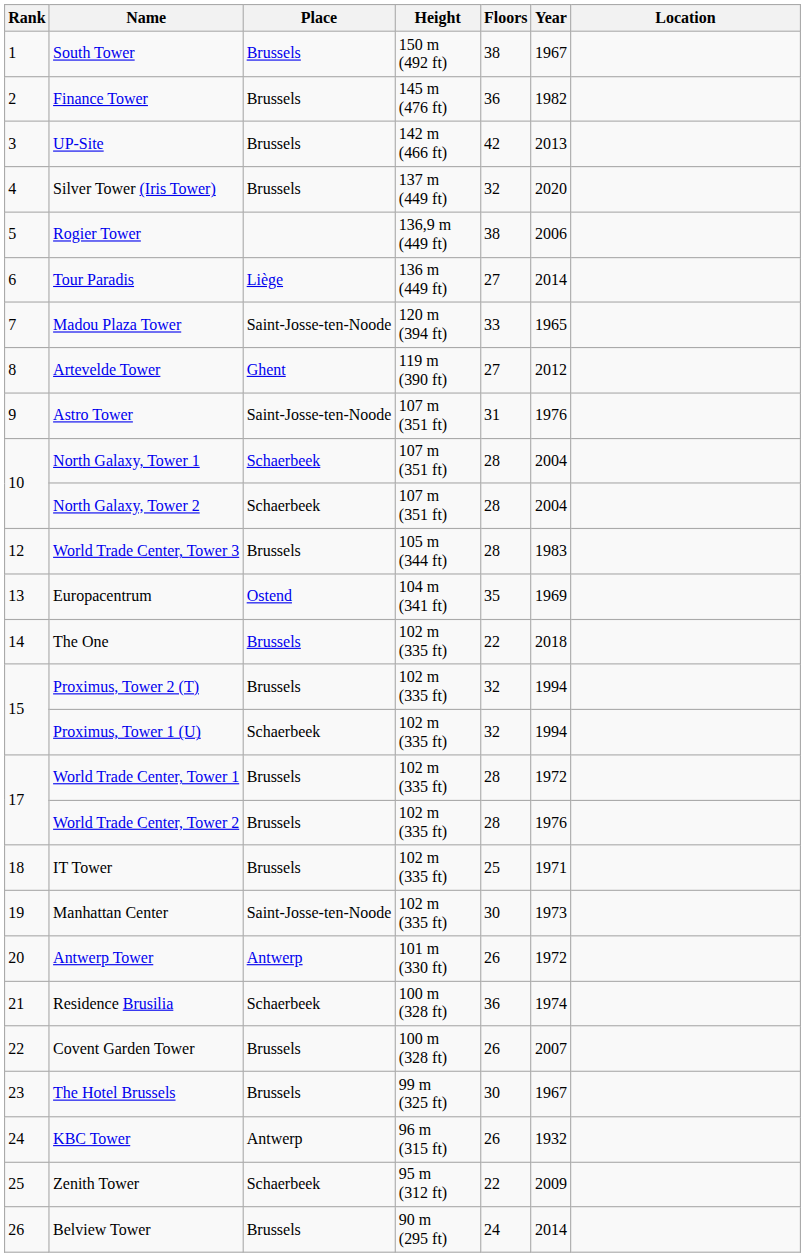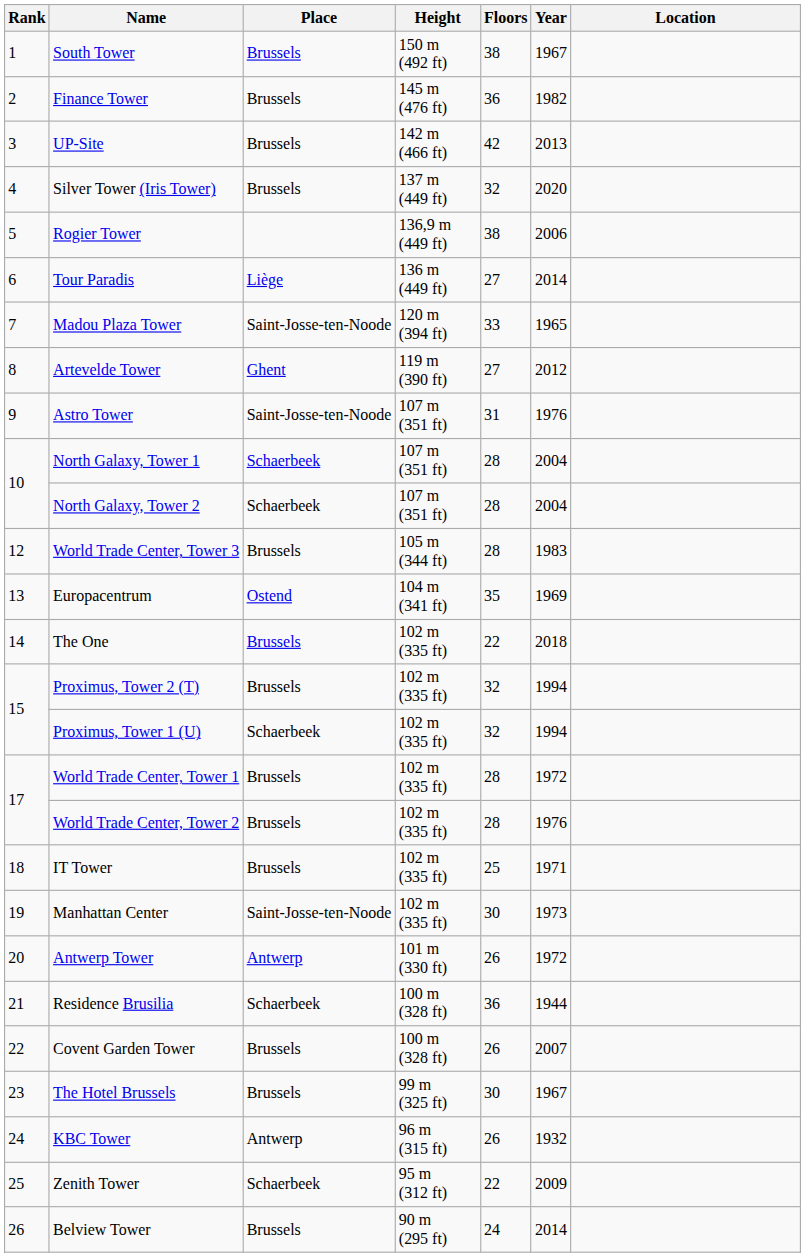(551, 1003) 1974 -> (551, 1003) 1944
